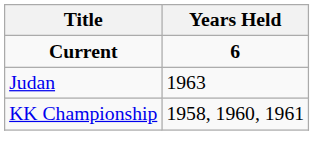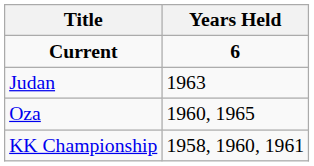+ row: (25, 113)
